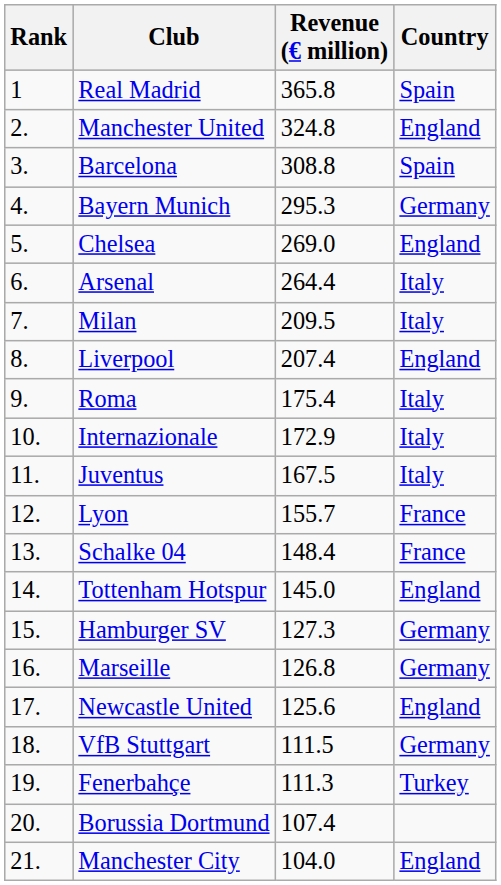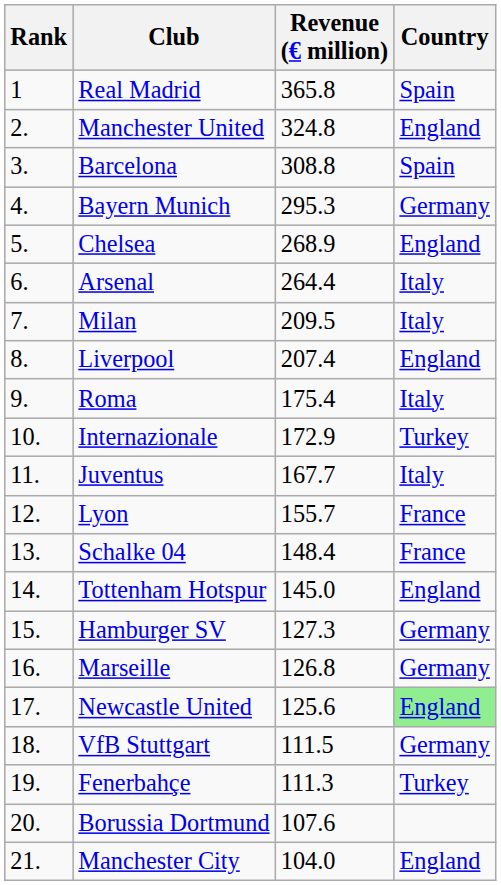(308, 243) 269.0 -> (308, 243) 268.9
(422, 436) Italy -> (434, 436) Turkey
(308, 475) 167.5 -> (308, 475) 167.7
(440, 706) no background -> (440, 706) lightgreen background
(308, 822) 107.4 -> (308, 822) 107.6
